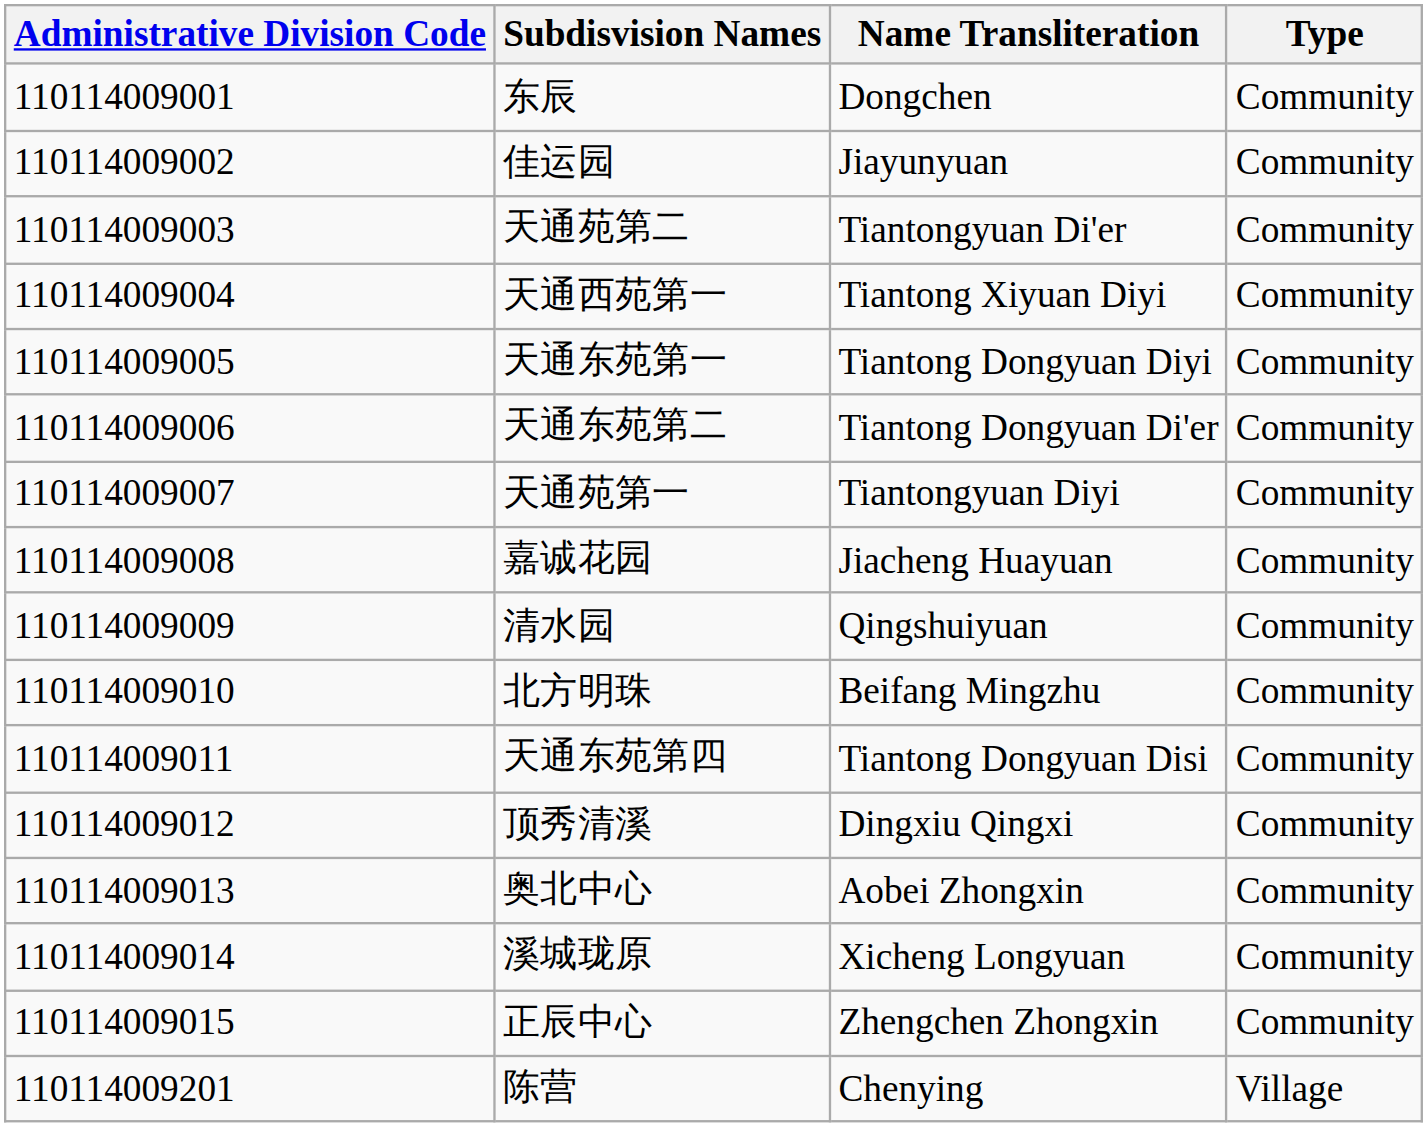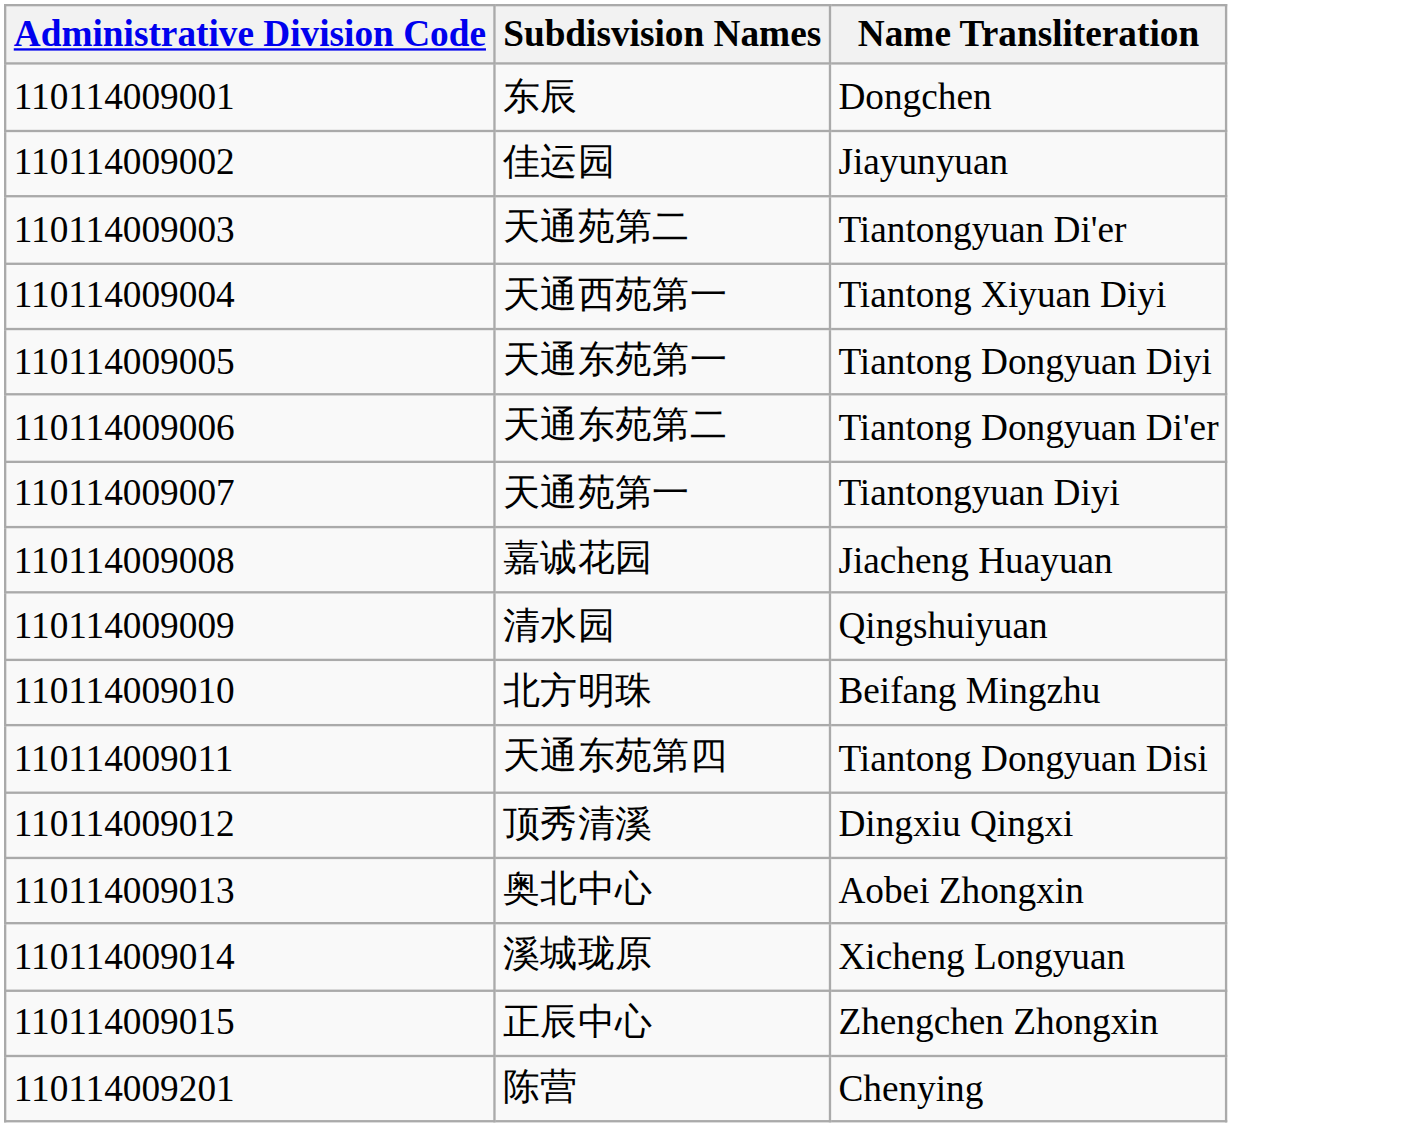- column: (1325, 34)
